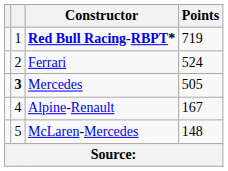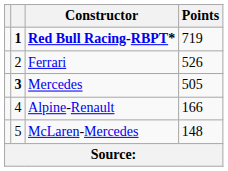(18, 38) normal -> (18, 38) bold
(192, 61) 524 -> (192, 61) 526
(192, 108) 167 -> (192, 108) 166
